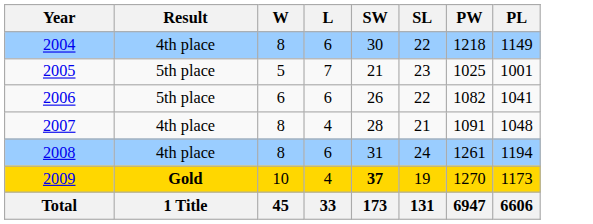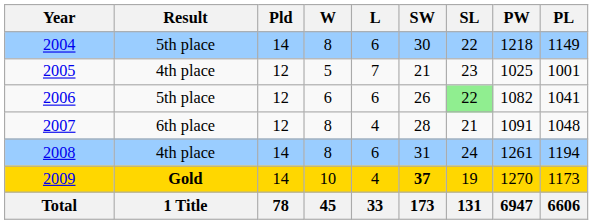+ column: (281, 18)
(186, 45) 4th place -> (186, 45) 5th place
(186, 71) 5th place -> (186, 71) 4th place
(422, 98) no background -> (469, 98) lightgreen background
(186, 125) 4th place -> (186, 125) 6th place
